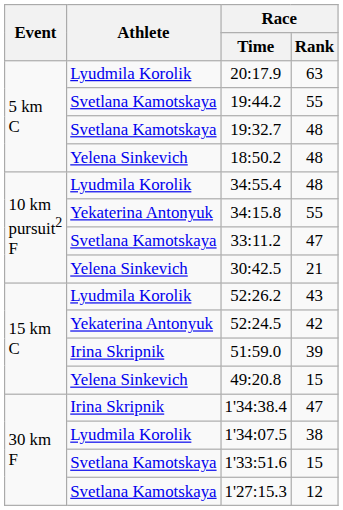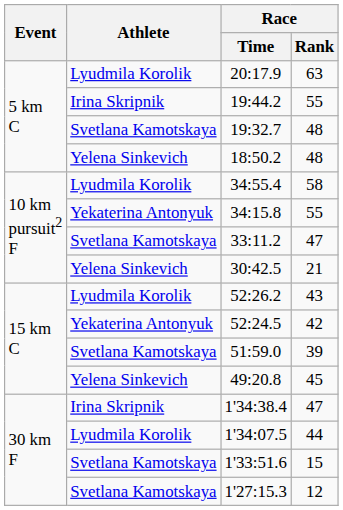(143, 102) Svetlana Kamotskaya -> (117, 102) Irina Skripnik
(314, 185) 48 -> (314, 185) 58
(117, 352) Irina Skripnik -> (143, 352) Svetlana Kamotskaya
(314, 380) 15 -> (314, 380) 45
(314, 435) 38 -> (314, 435) 44
